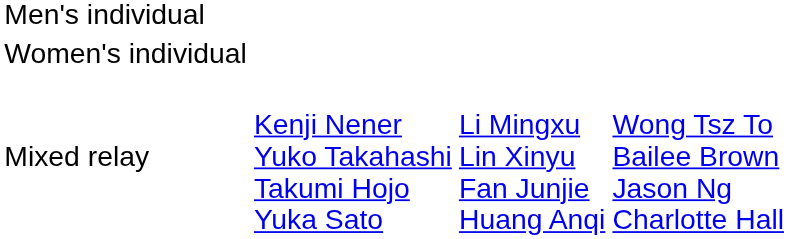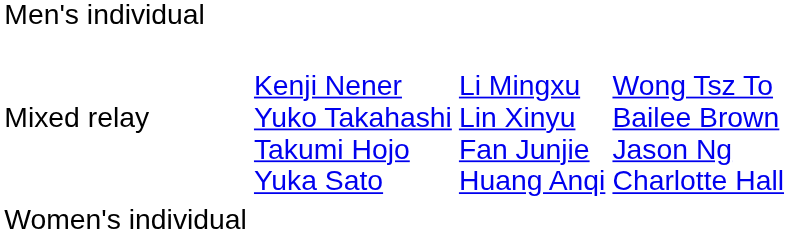rows swapped: (126, 53) <-> (77, 156)
